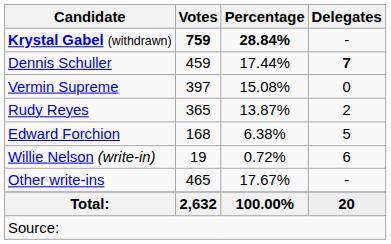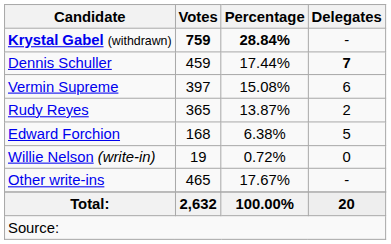(347, 87) 0 -> (347, 87) 6
(347, 157) 6 -> (347, 157) 0
